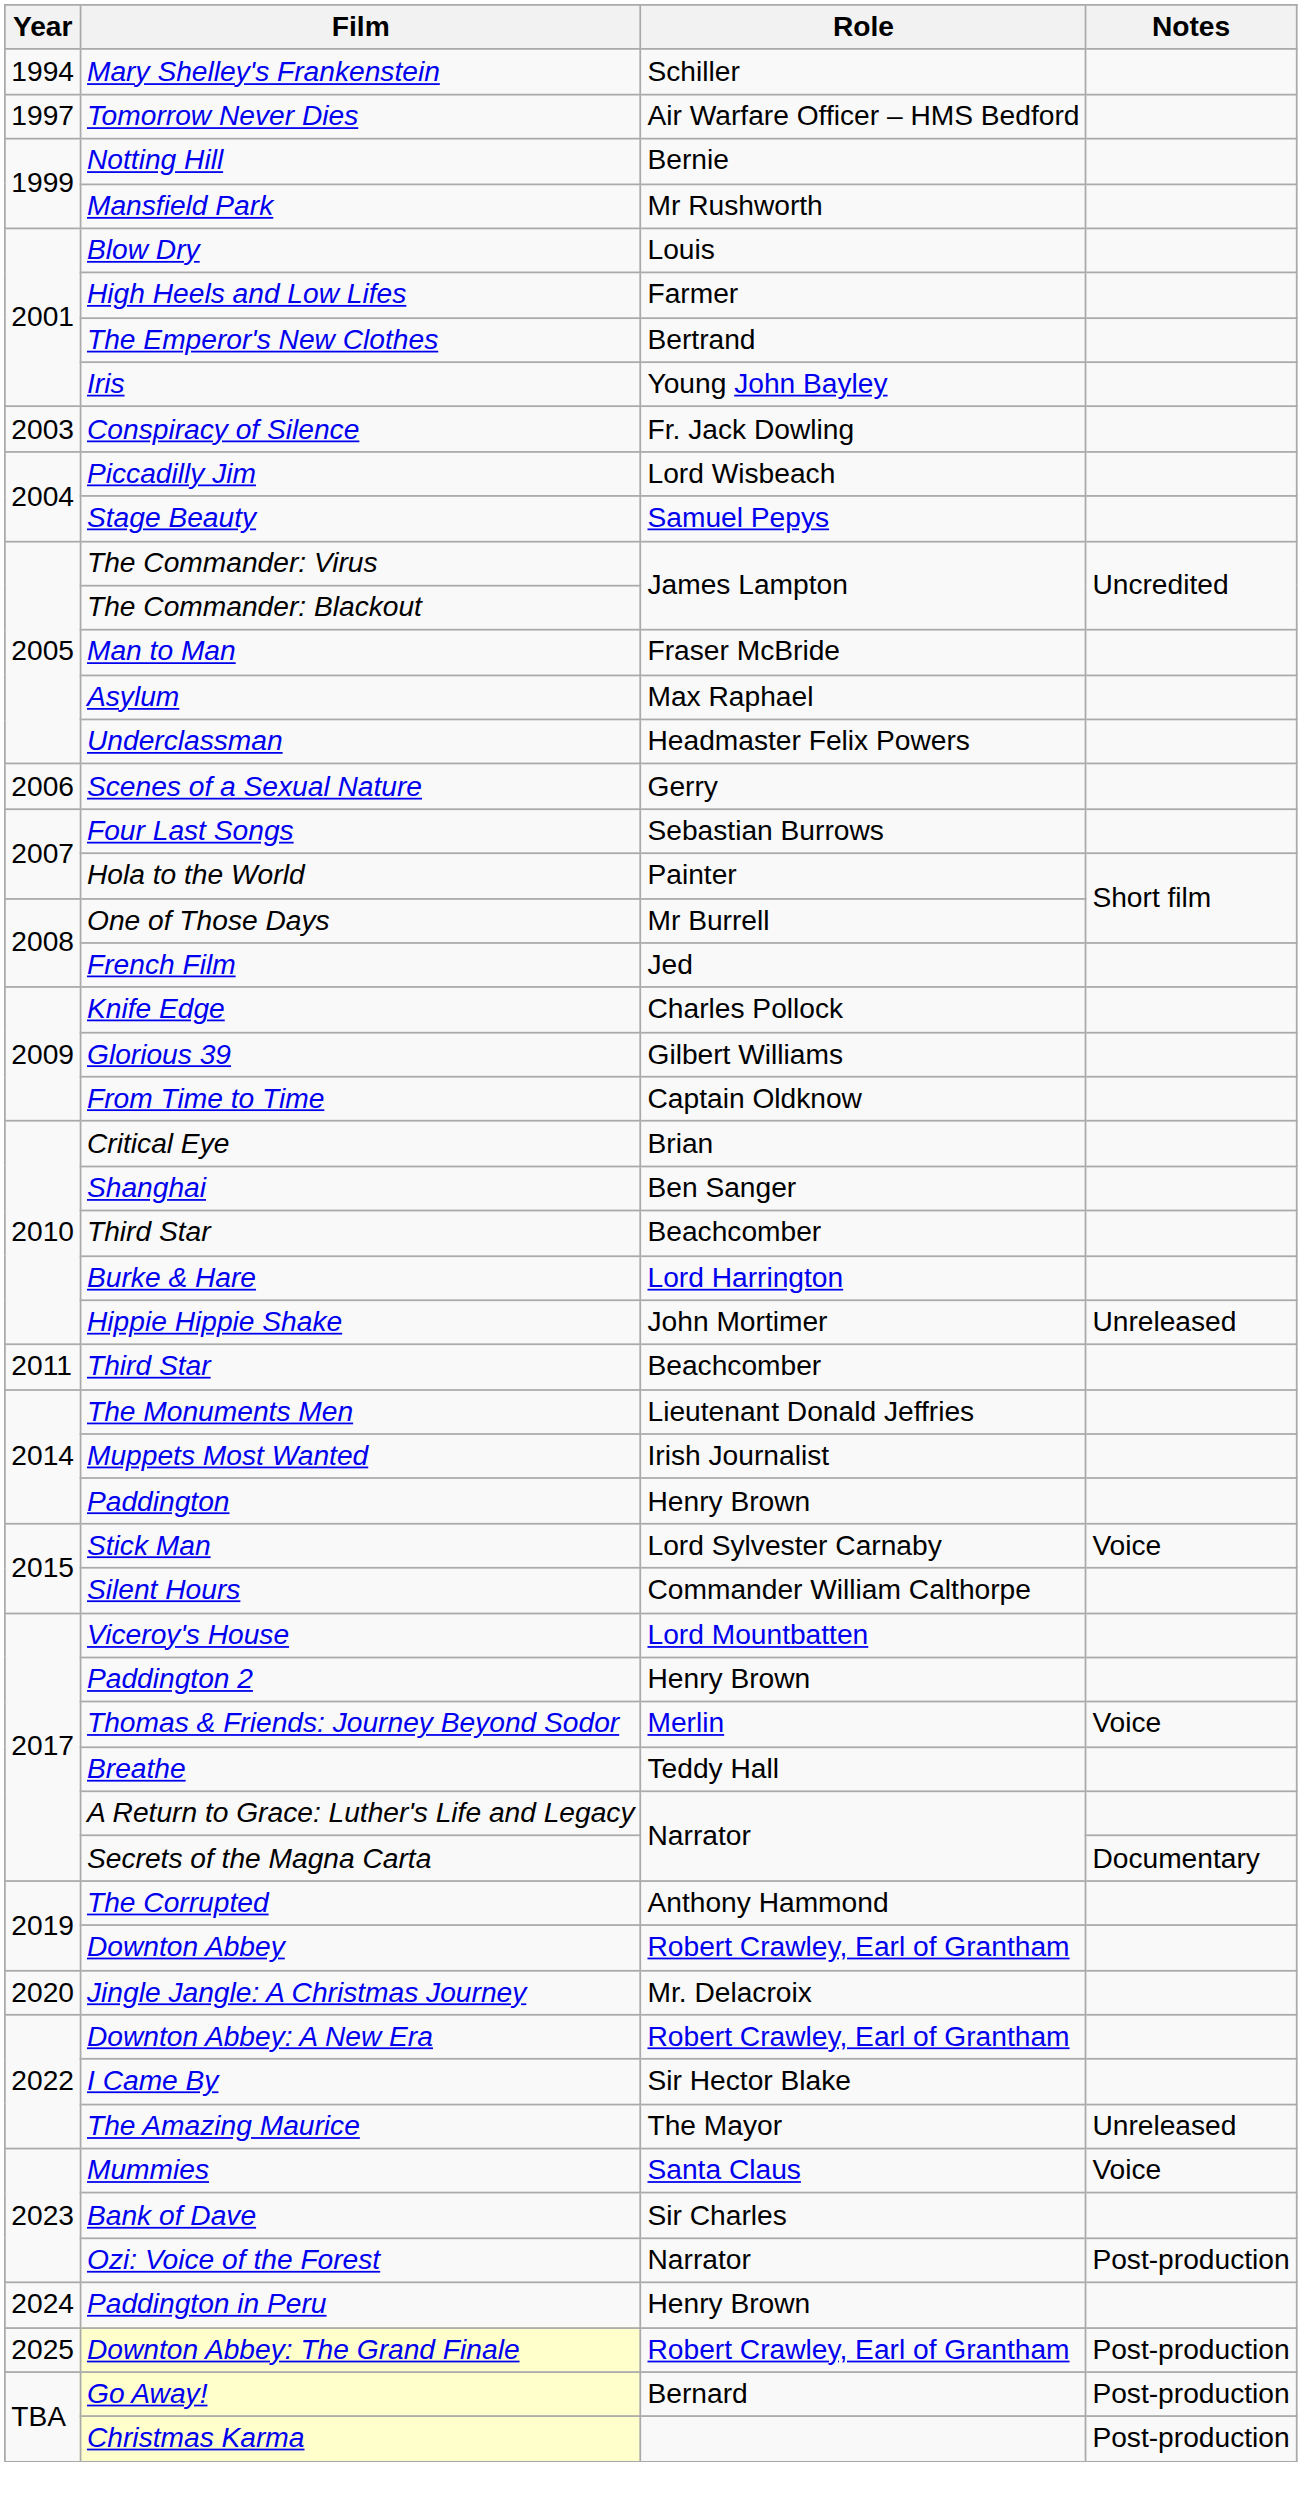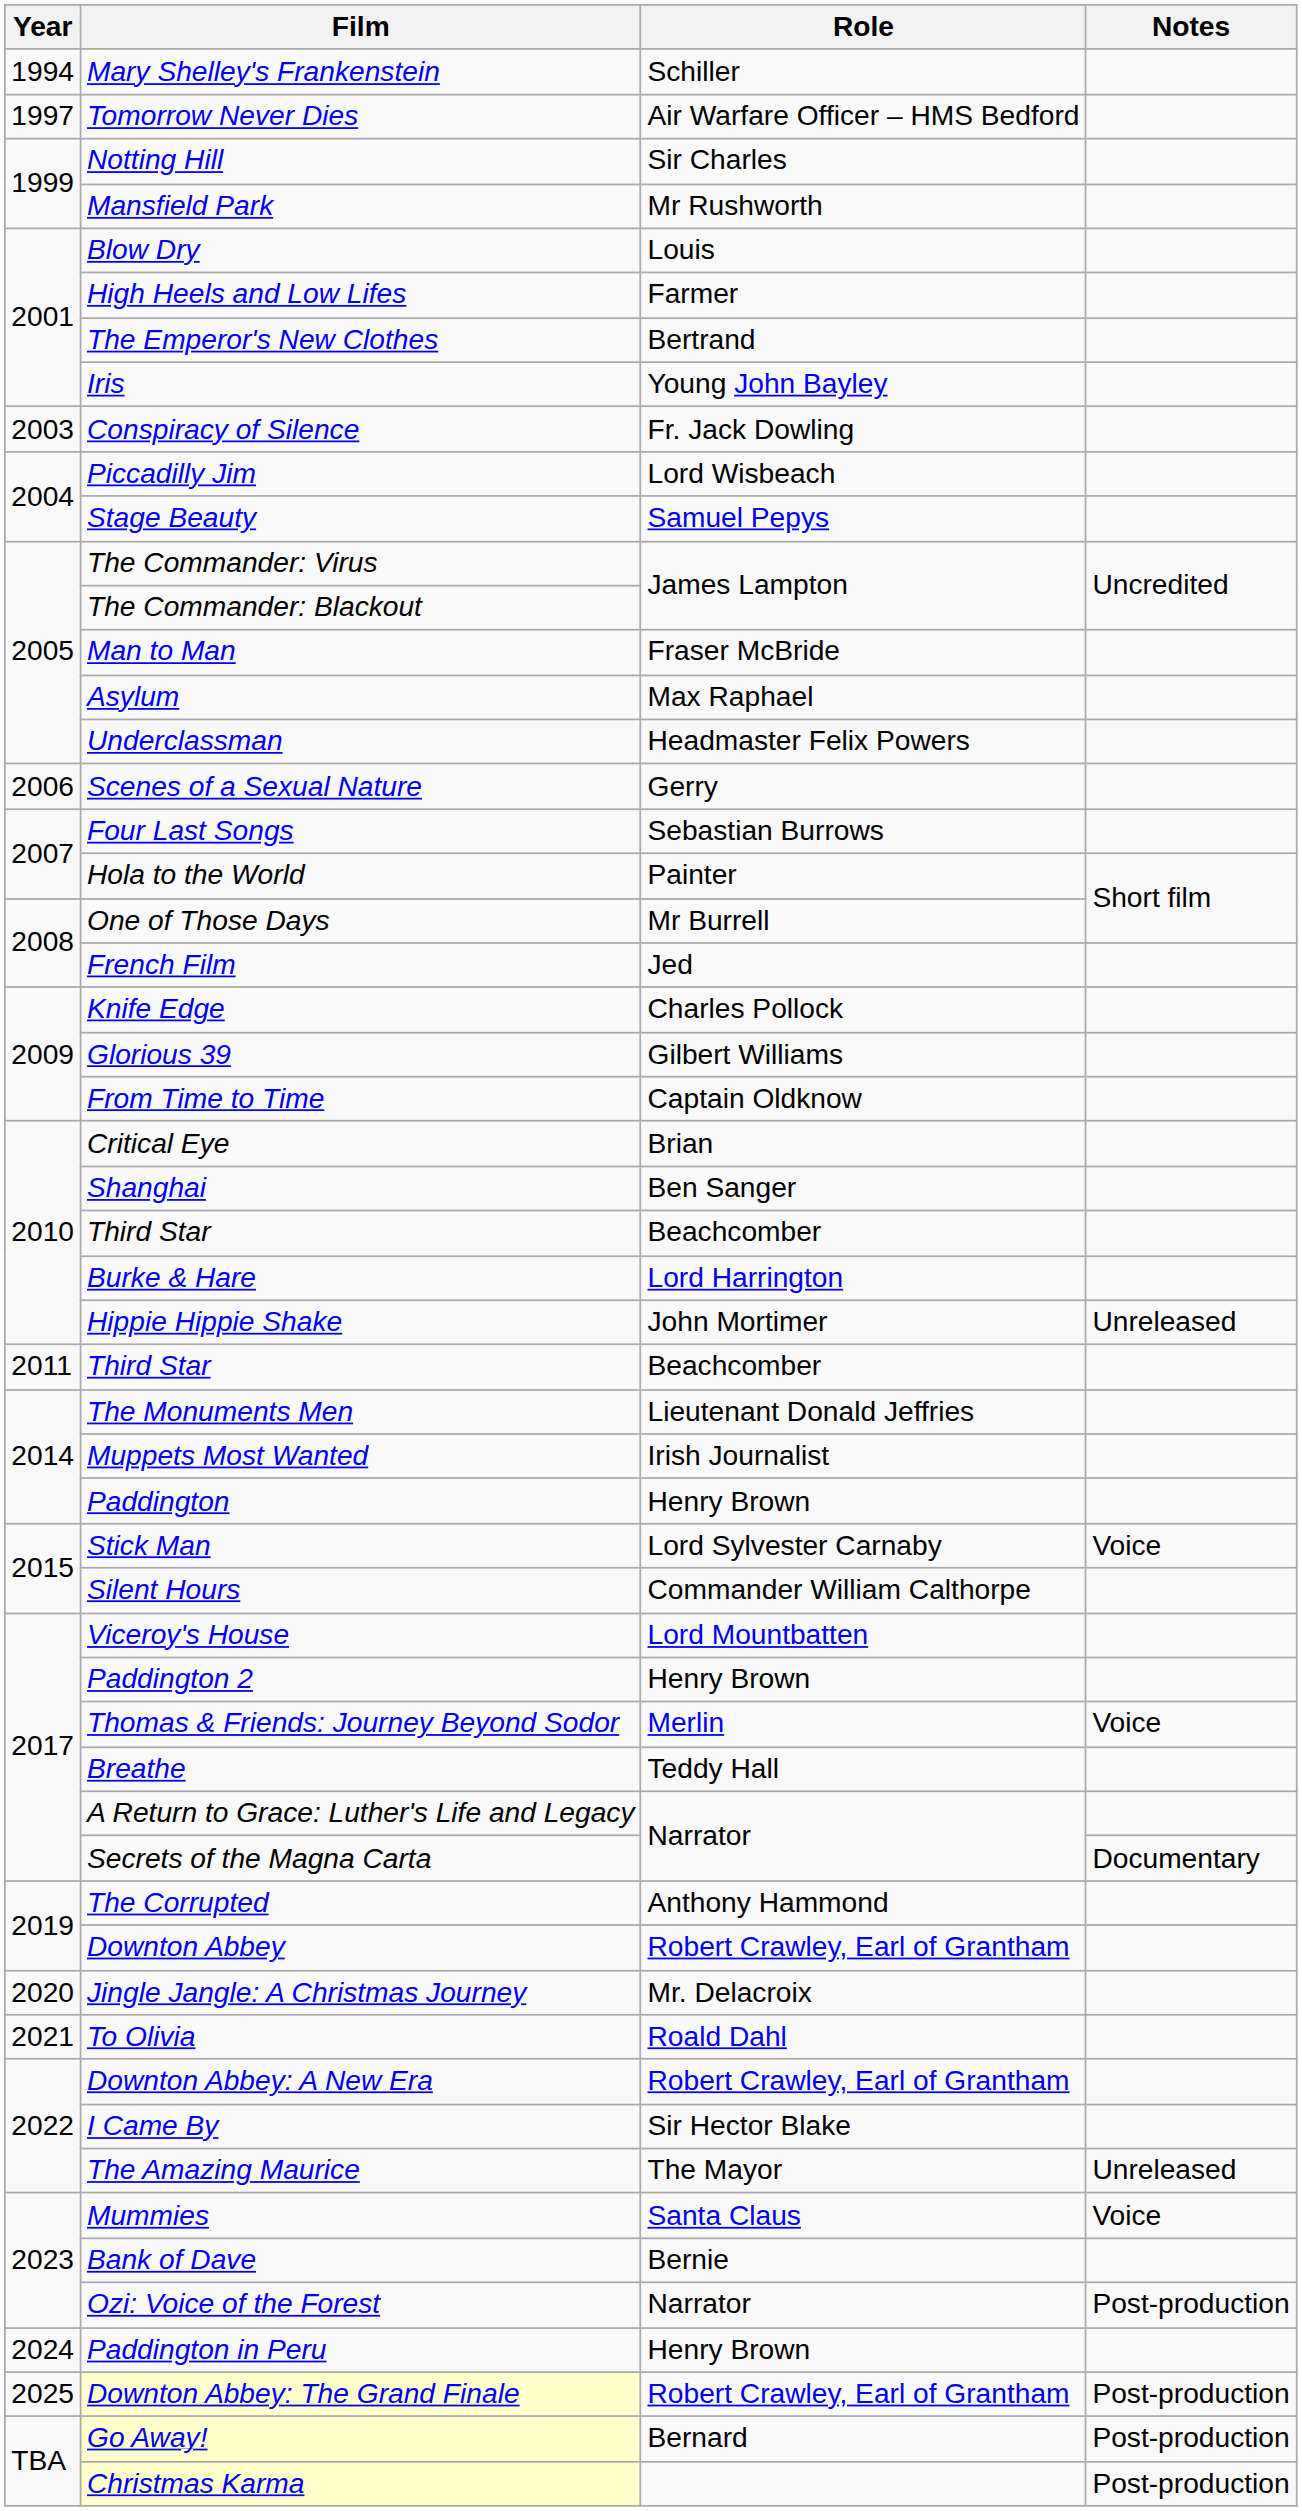(688, 160) Bernie -> (717, 160) Sir Charles
+ row: (43, 2036)
(717, 2215) Sir Charles -> (688, 2259) Bernie
